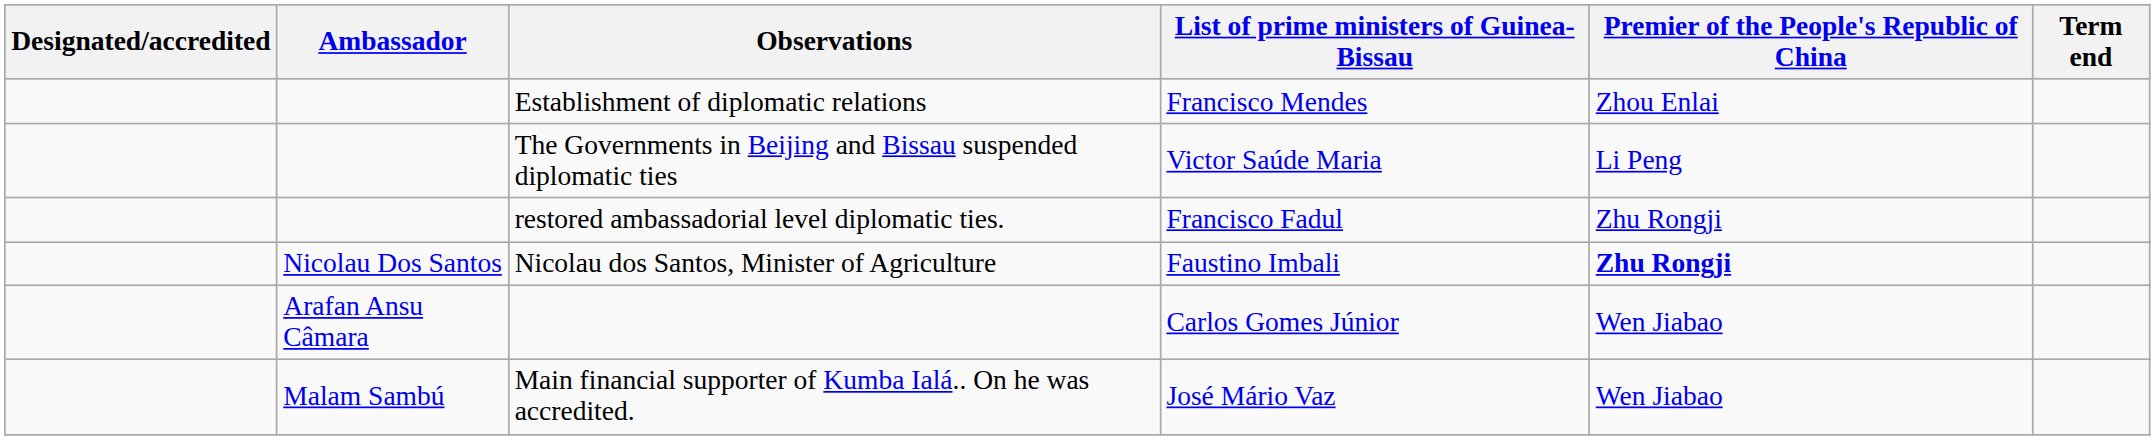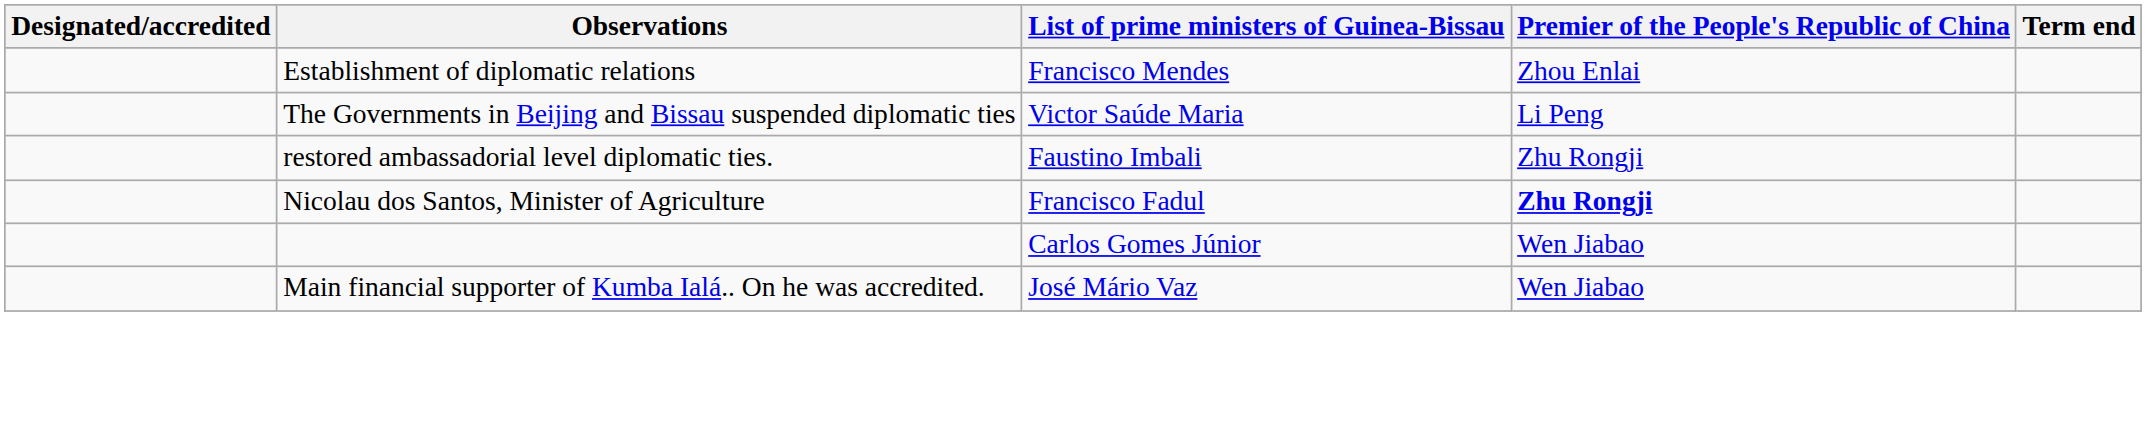- column: (393, 41)
(1255, 219) Francisco Fadul -> (1115, 157) Faustino Imbali
(1253, 262) Faustino Imbali -> (1116, 200) Francisco Fadul
